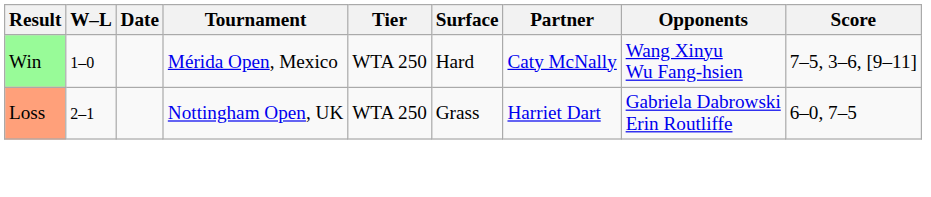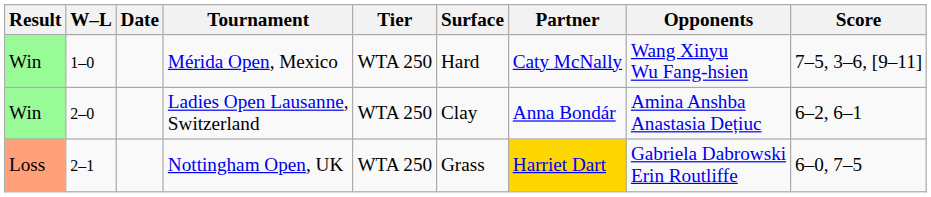+ row: (258, 113)
(554, 113) no background -> (559, 165) gold background
